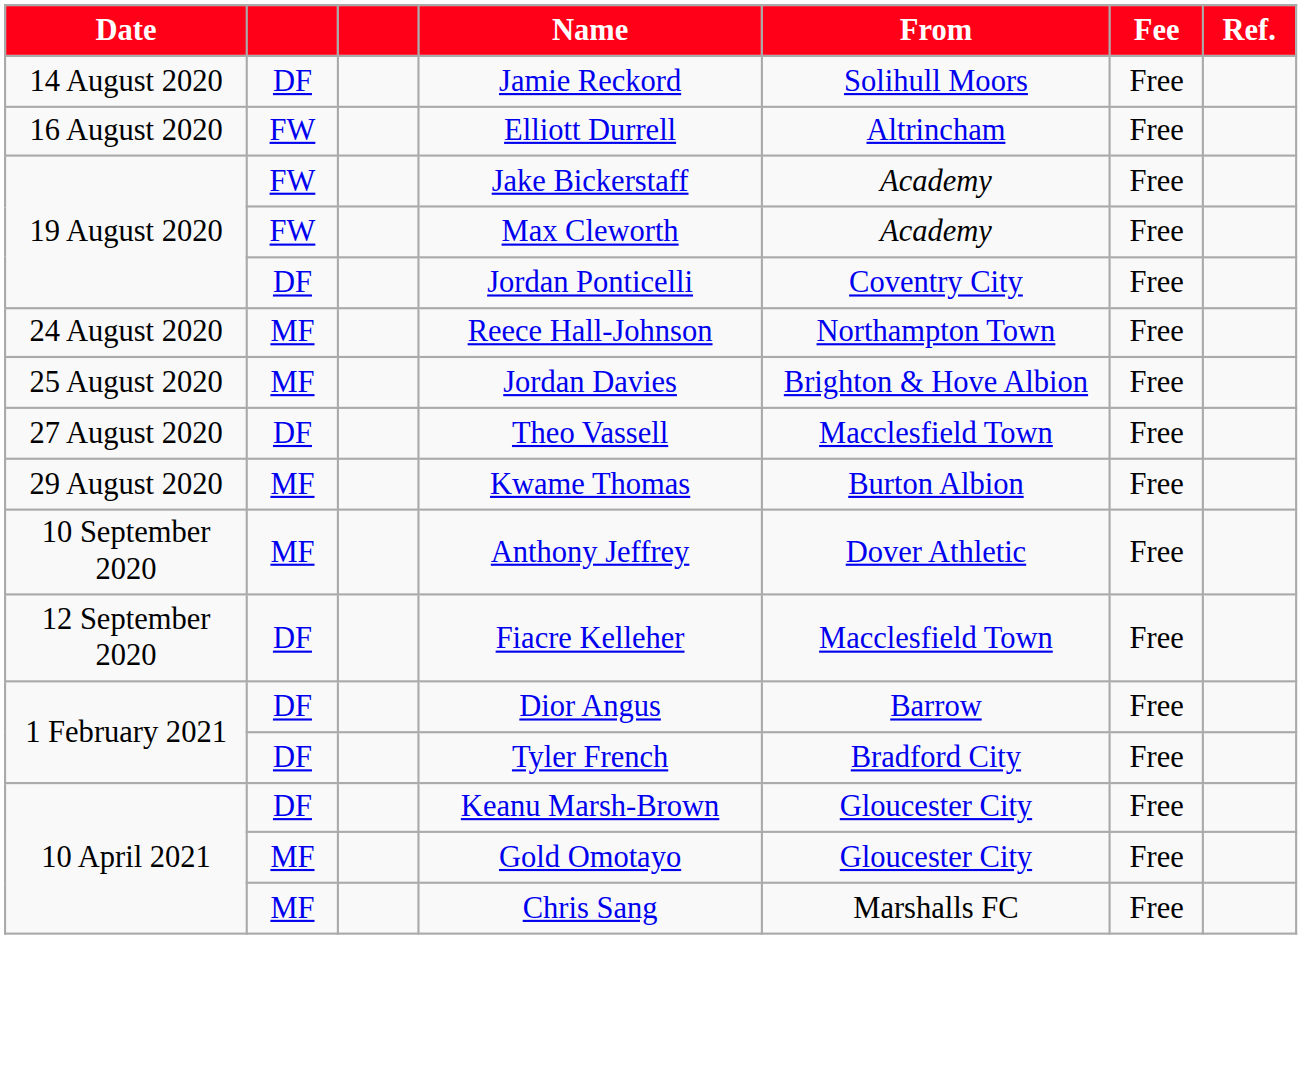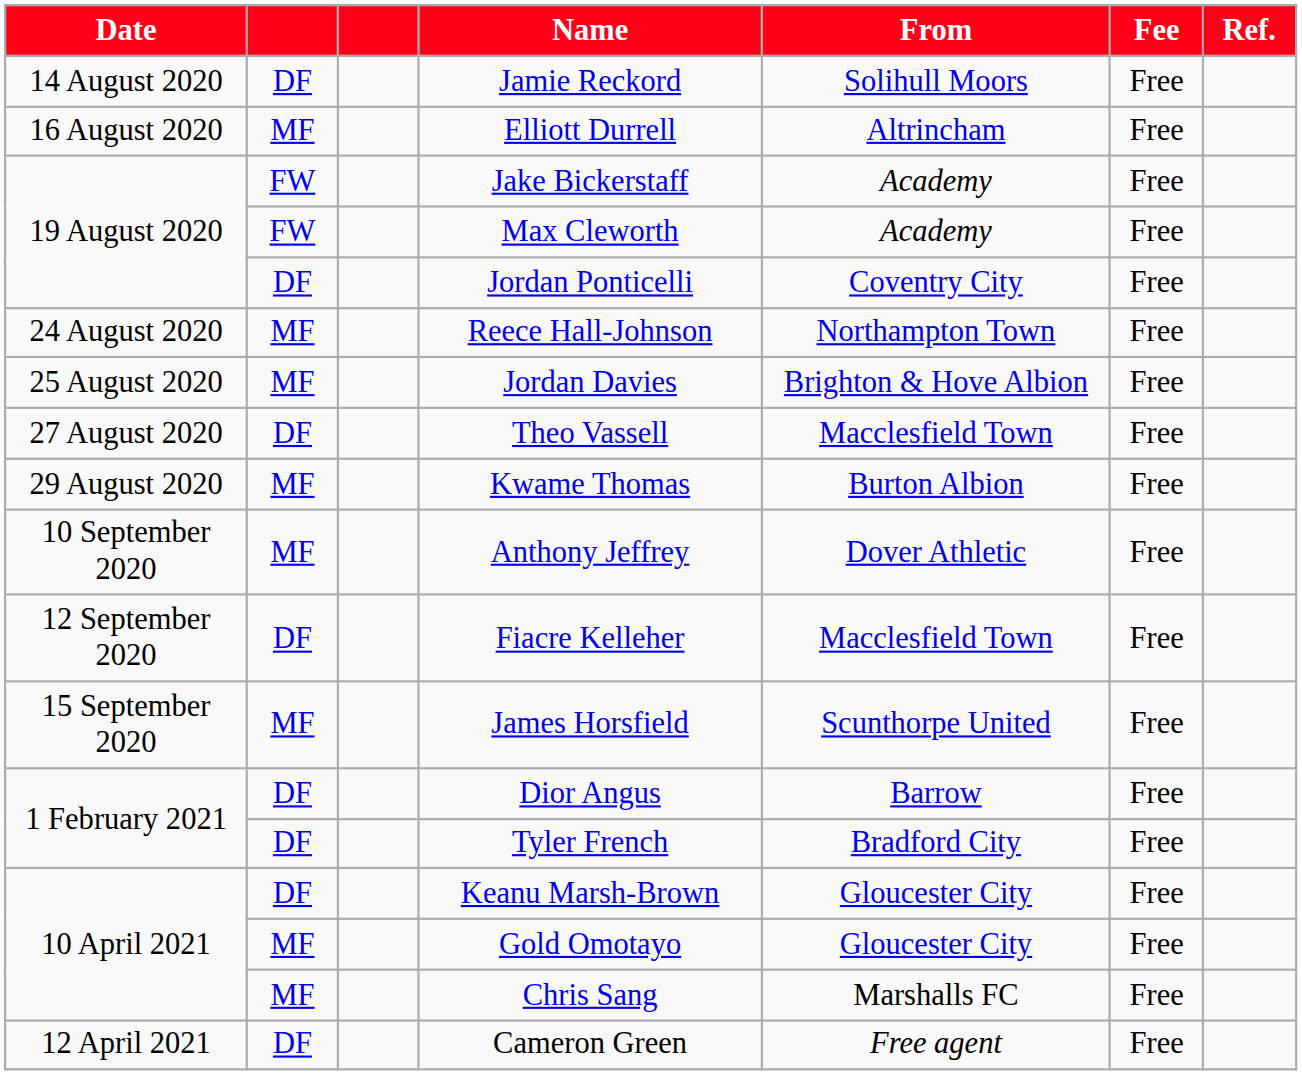(292, 130) FW -> (292, 130) MF
+ row: (590, 724)
+ row: (590, 1044)
